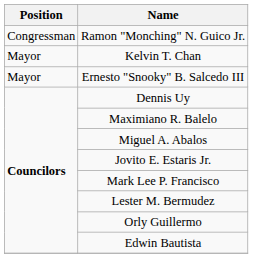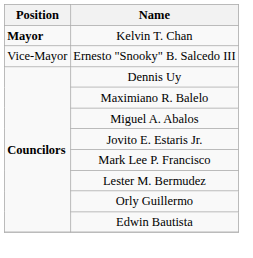- row: (163, 35)
(24, 56) normal -> (25, 35) bold
(24, 77) Mayor -> (37, 56) Vice-Mayor
